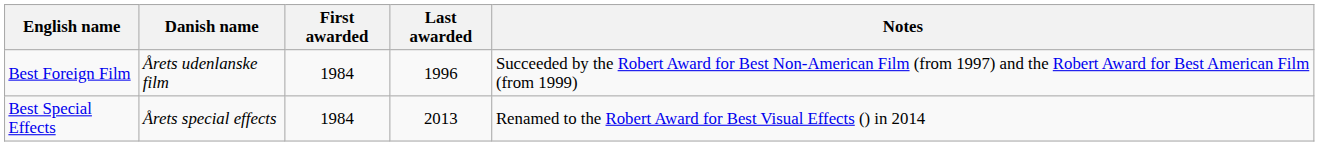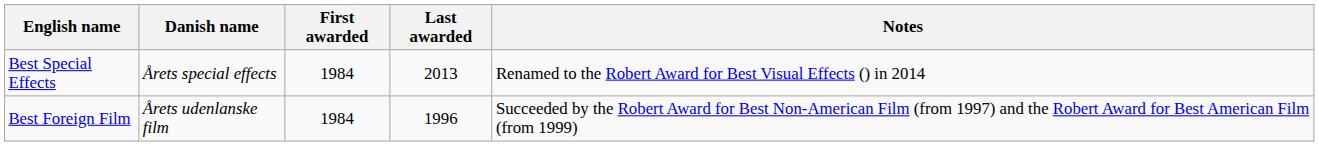rows swapped: (70, 72) <-> (50, 118)
